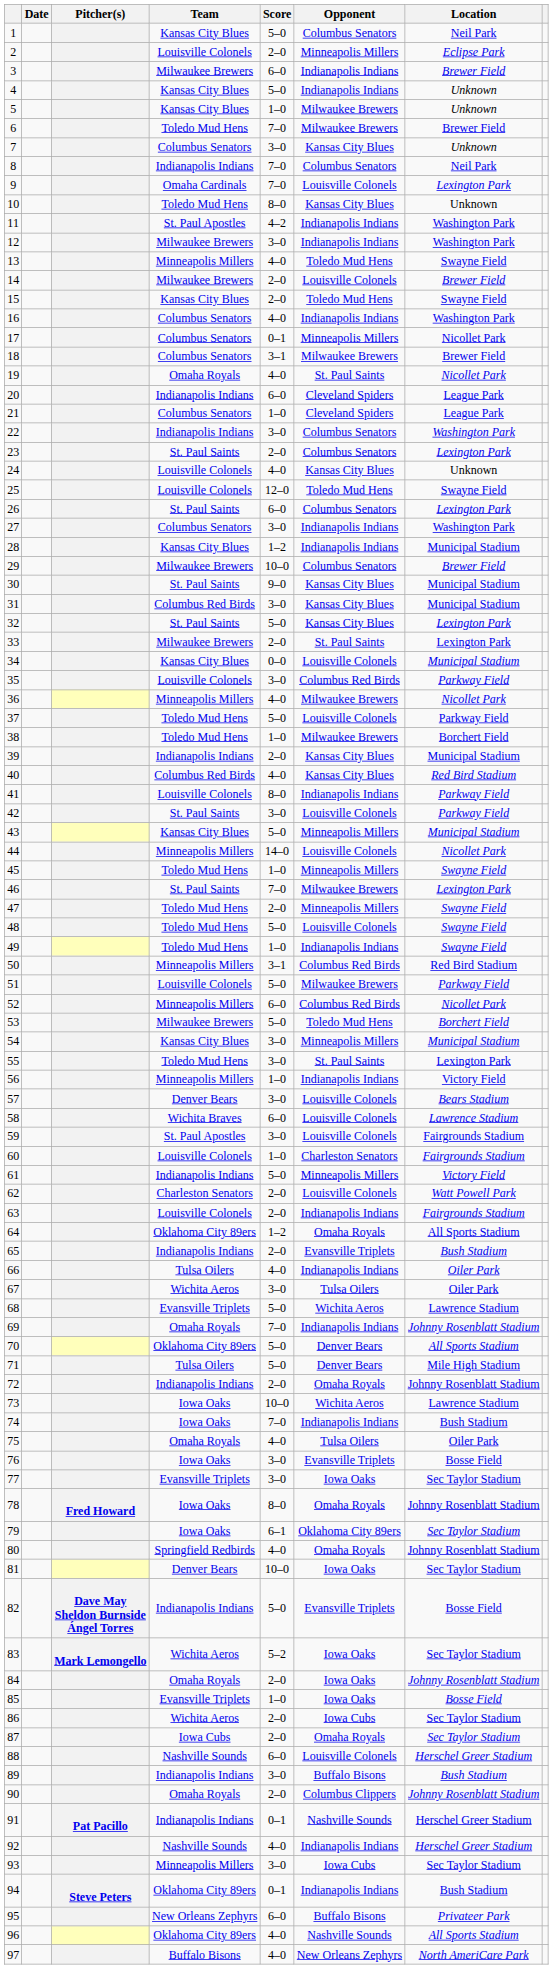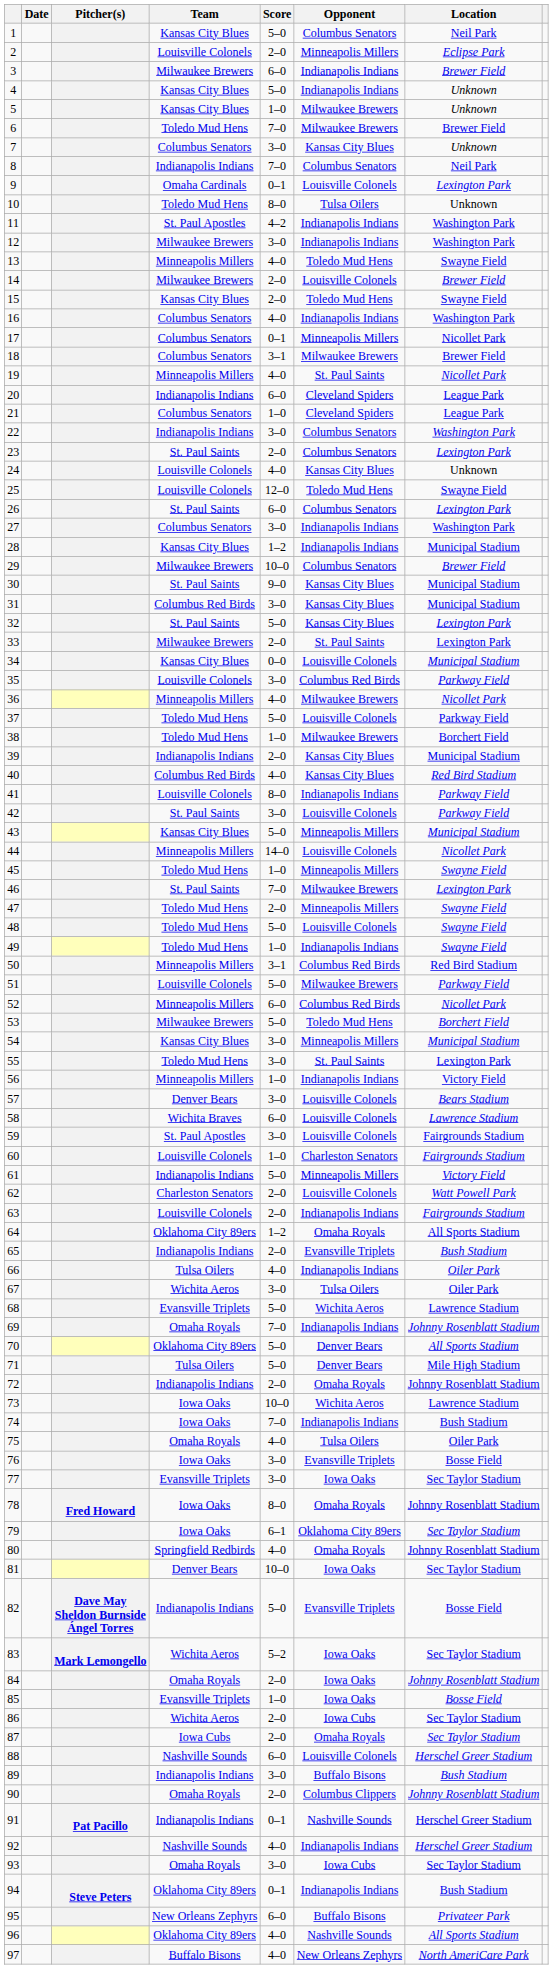(277, 185) 7–0 -> (277, 185) 0–1
(350, 204) Kansas City Blues -> (350, 204) Tulsa Oilers
(205, 375) Omaha Royals -> (205, 375) Minneapolis Millers
(205, 1864) Minneapolis Millers -> (205, 1864) Omaha Royals
